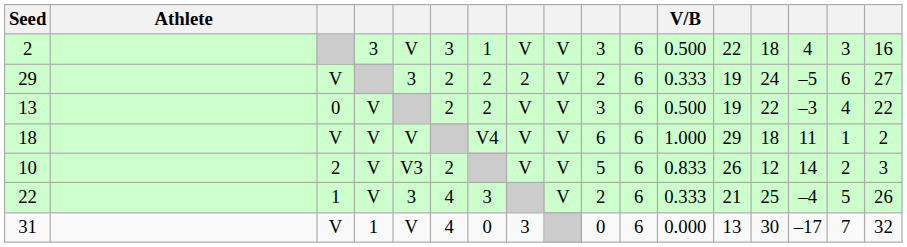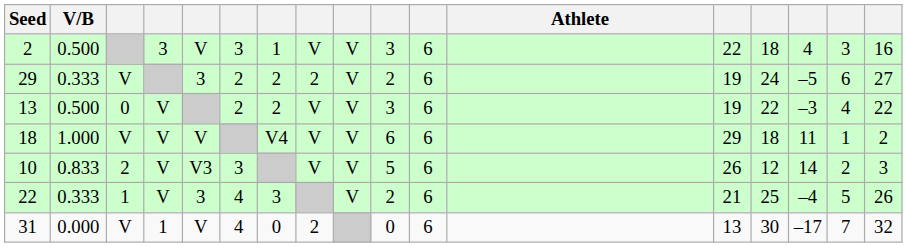columns swapped: (184, 19) <-> (685, 19)
(449, 167) 2 -> (239, 167) 3
(525, 227) 3 -> (314, 227) 2
